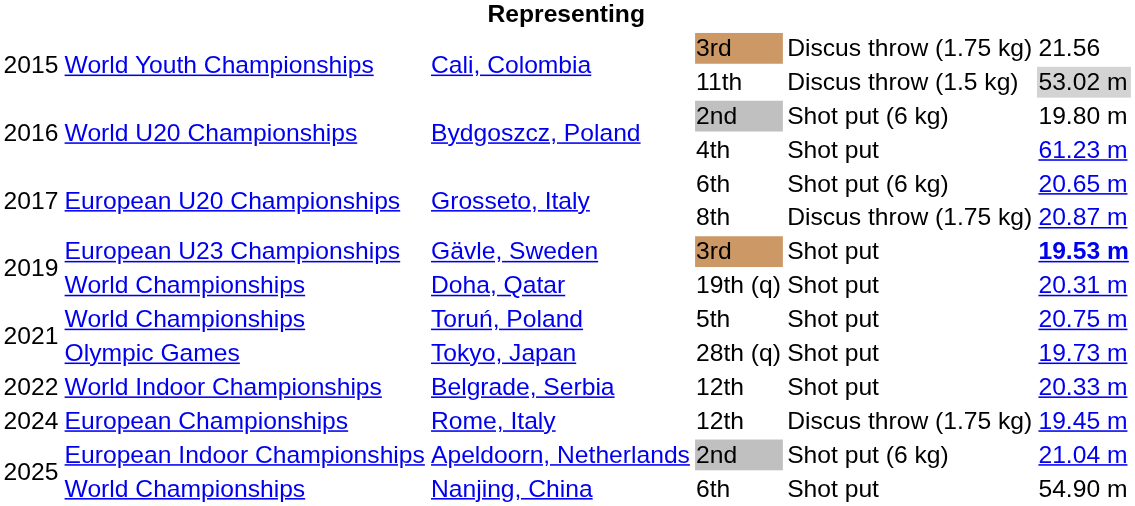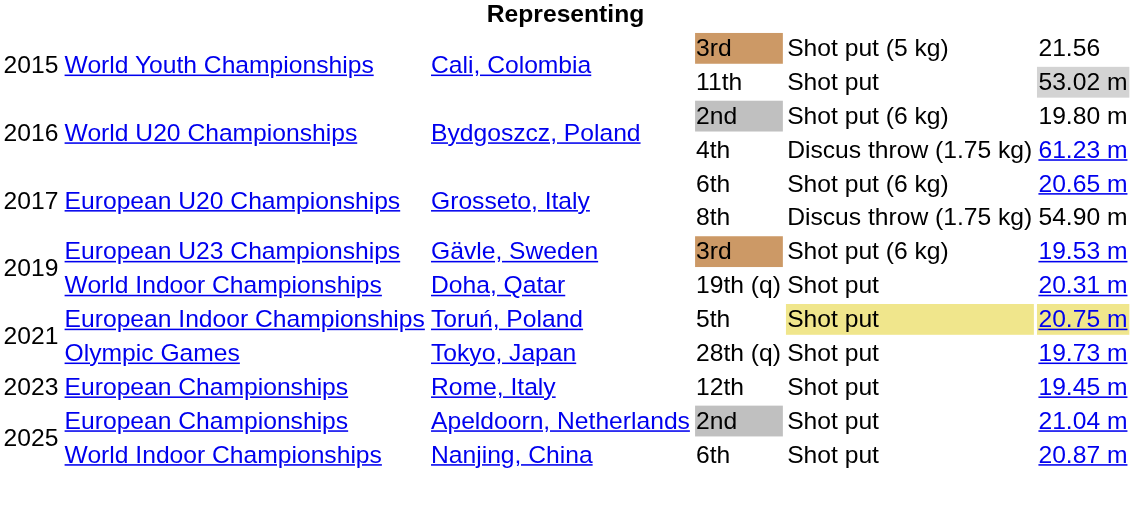(910, 48) Discus throw (1.75 kg) -> (868, 48) Shot put (5 kg)
(903, 81) Discus throw (1.5 kg) -> (833, 81) Shot put
(833, 149) Shot put -> (910, 149) Discus throw (1.75 kg)
(1083, 217) 20.87 m -> (1083, 217) 54.90 m
(833, 251) Shot put -> (868, 251) Shot put (6 kg)
(1084, 251) bold -> (1083, 251) normal
(185, 285) World Championships -> (223, 285) World Indoor Championships
(185, 319) World Championships -> (245, 319) European Indoor Championships
(833, 319) no background -> (833, 319) khaki background
(1083, 319) no background -> (1083, 319) khaki background
- row: (523, 386)
(31, 420) 2024 -> (31, 386) 2023
(910, 420) Discus throw (1.75 kg) -> (833, 386) Shot put
(245, 454) European Indoor Championships -> (206, 420) European Championships
(868, 454) Shot put (6 kg) -> (833, 420) Shot put
(185, 488) World Championships -> (223, 454) World Indoor Championships
(1083, 488) 54.90 m -> (1083, 454) 20.87 m
